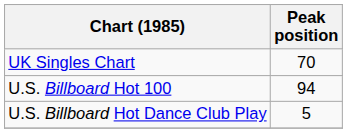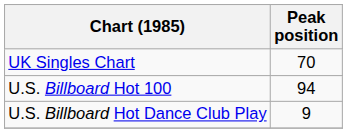(306, 114) 5 -> (306, 114) 9
